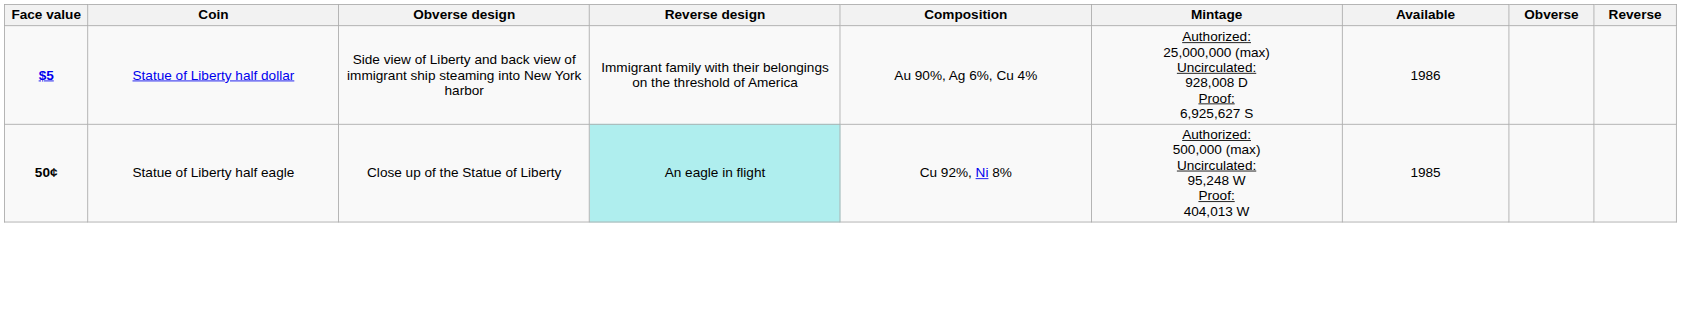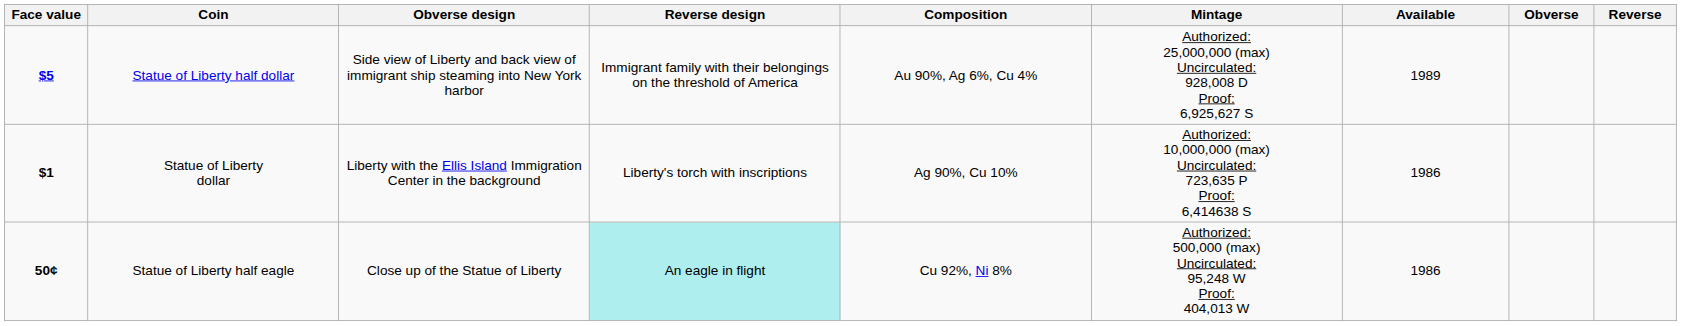(1426, 75) 1986 -> (1426, 75) 1989
+ row: (213, 173)
(1426, 173) 1985 -> (1426, 271) 1986
